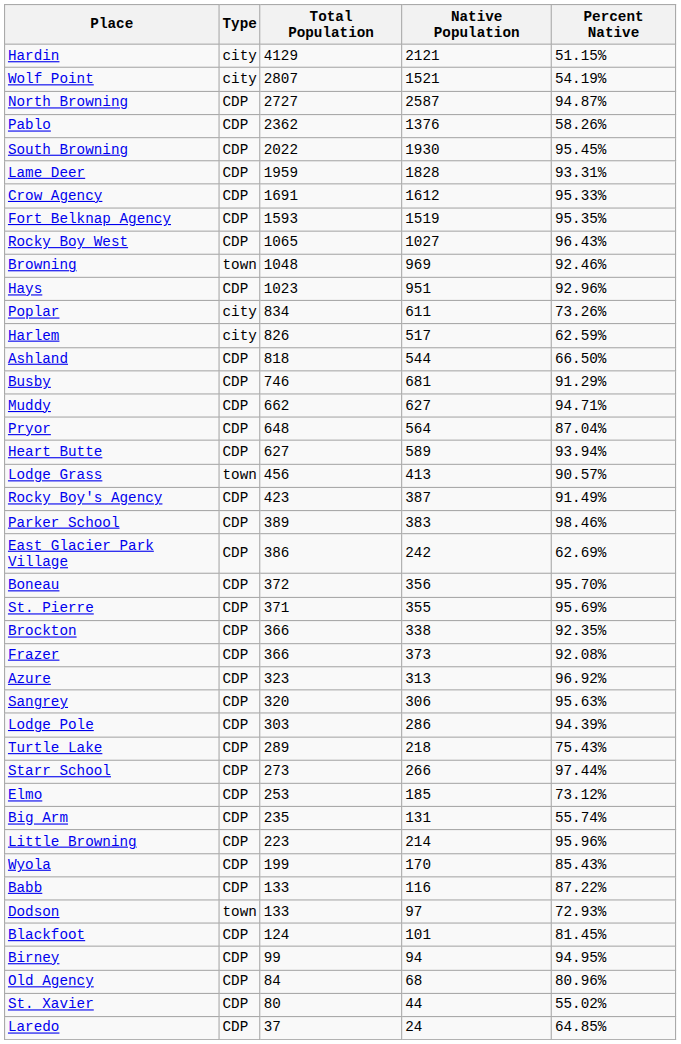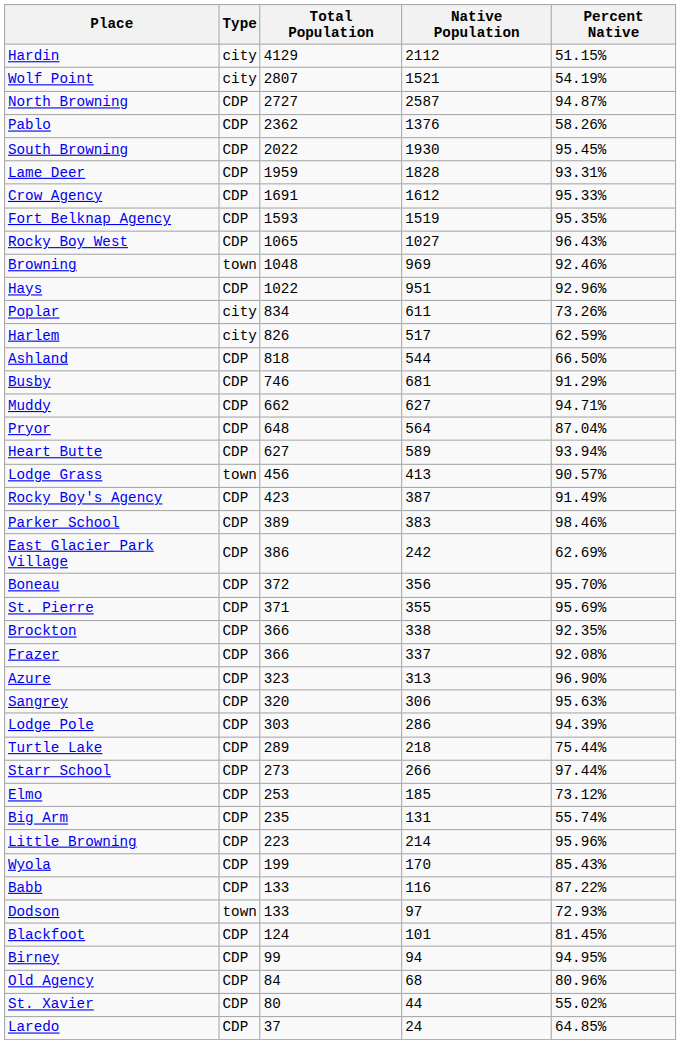(422, 56) 2121 -> (422, 56) 2112
(281, 289) 1023 -> (281, 289) 1022
(418, 655) 373 -> (418, 655) 337
(581, 678) 96.92% -> (581, 678) 96.90%
(581, 748) 75.43% -> (581, 748) 75.44%
